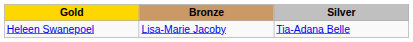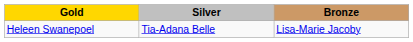columns swapped: (341, 12) <-> (207, 12)
